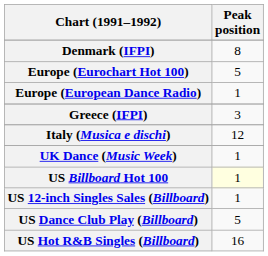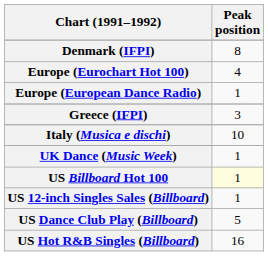(238, 72) 5 -> (238, 72) 4
(238, 135) 12 -> (238, 135) 10
